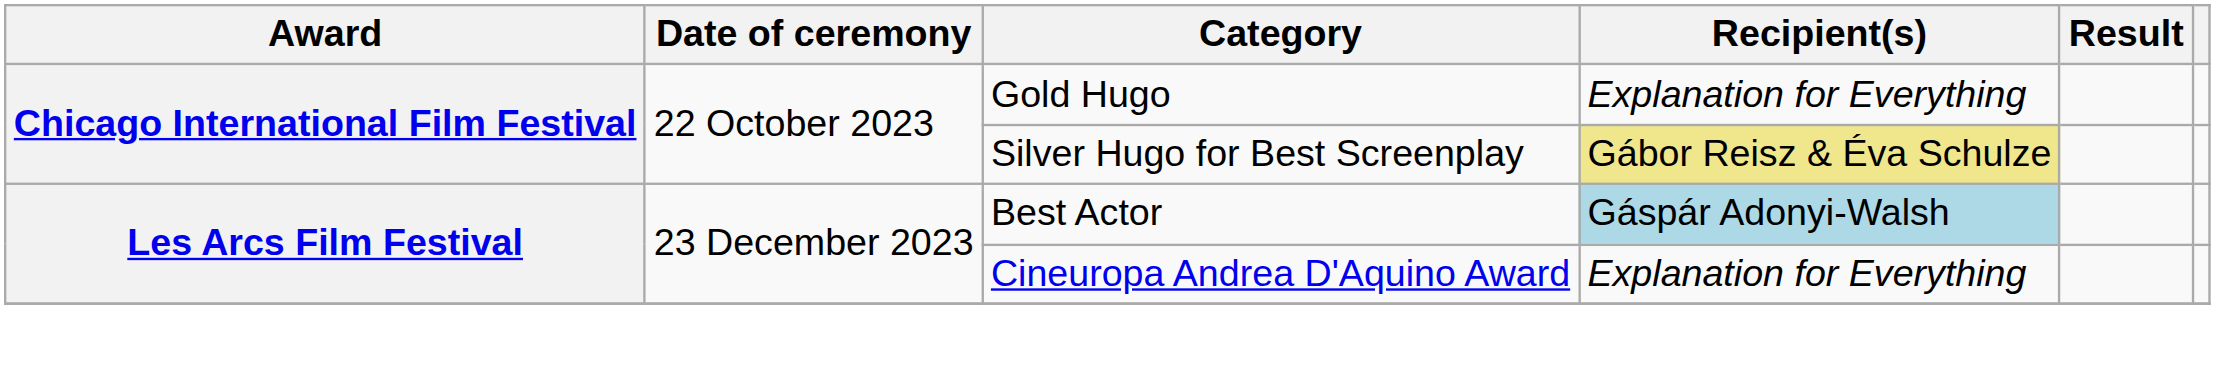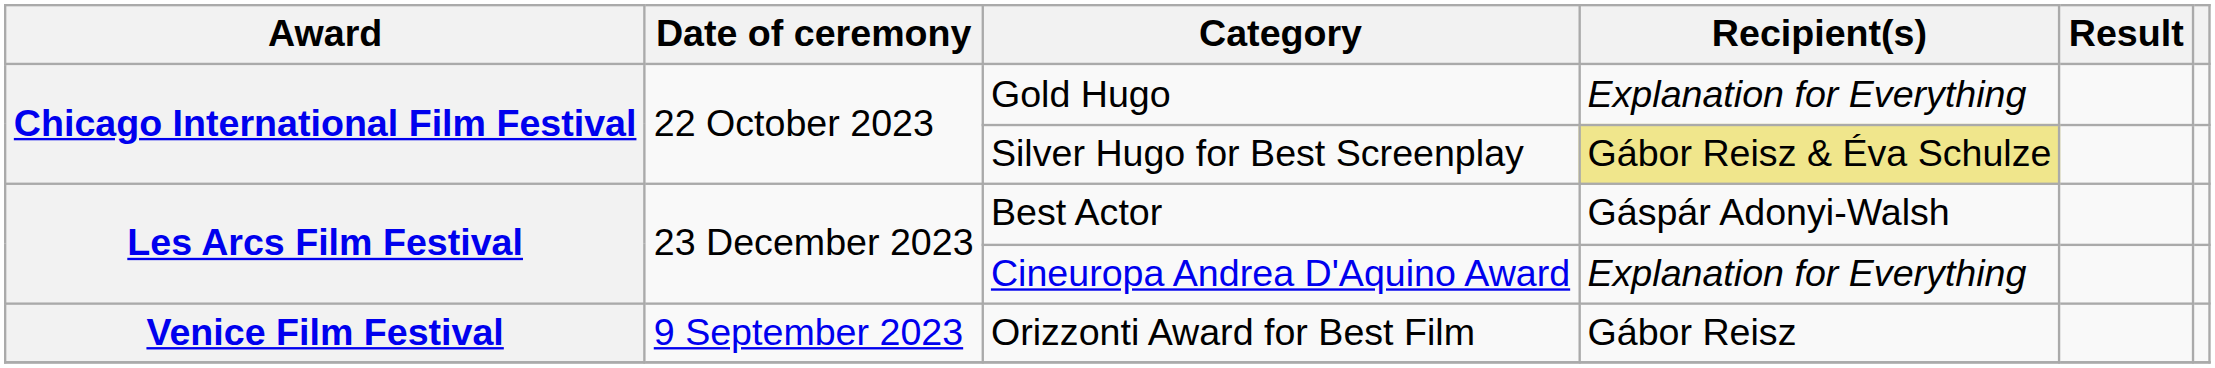(1769, 213) lightblue background -> (1769, 213) no background
+ row: (1233, 332)
